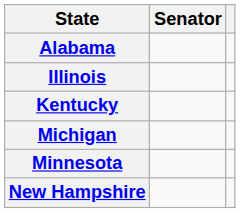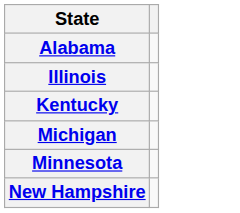- column: (188, 18)
